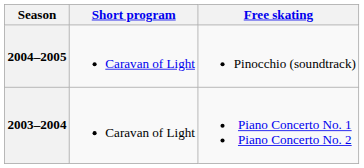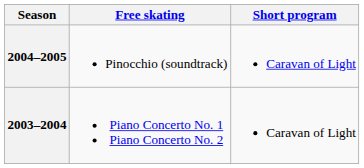columns swapped: (134, 14) <-> (278, 14)
